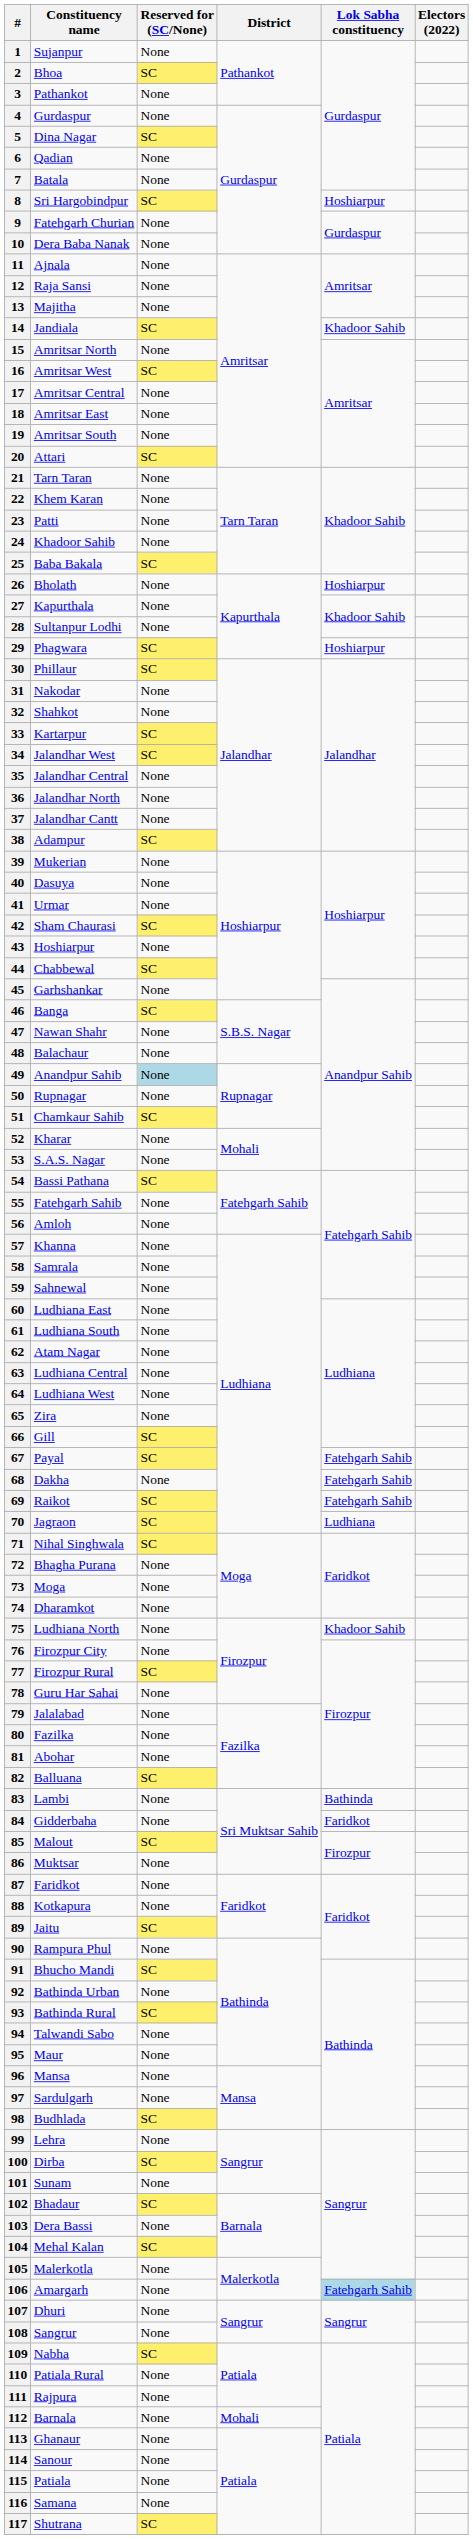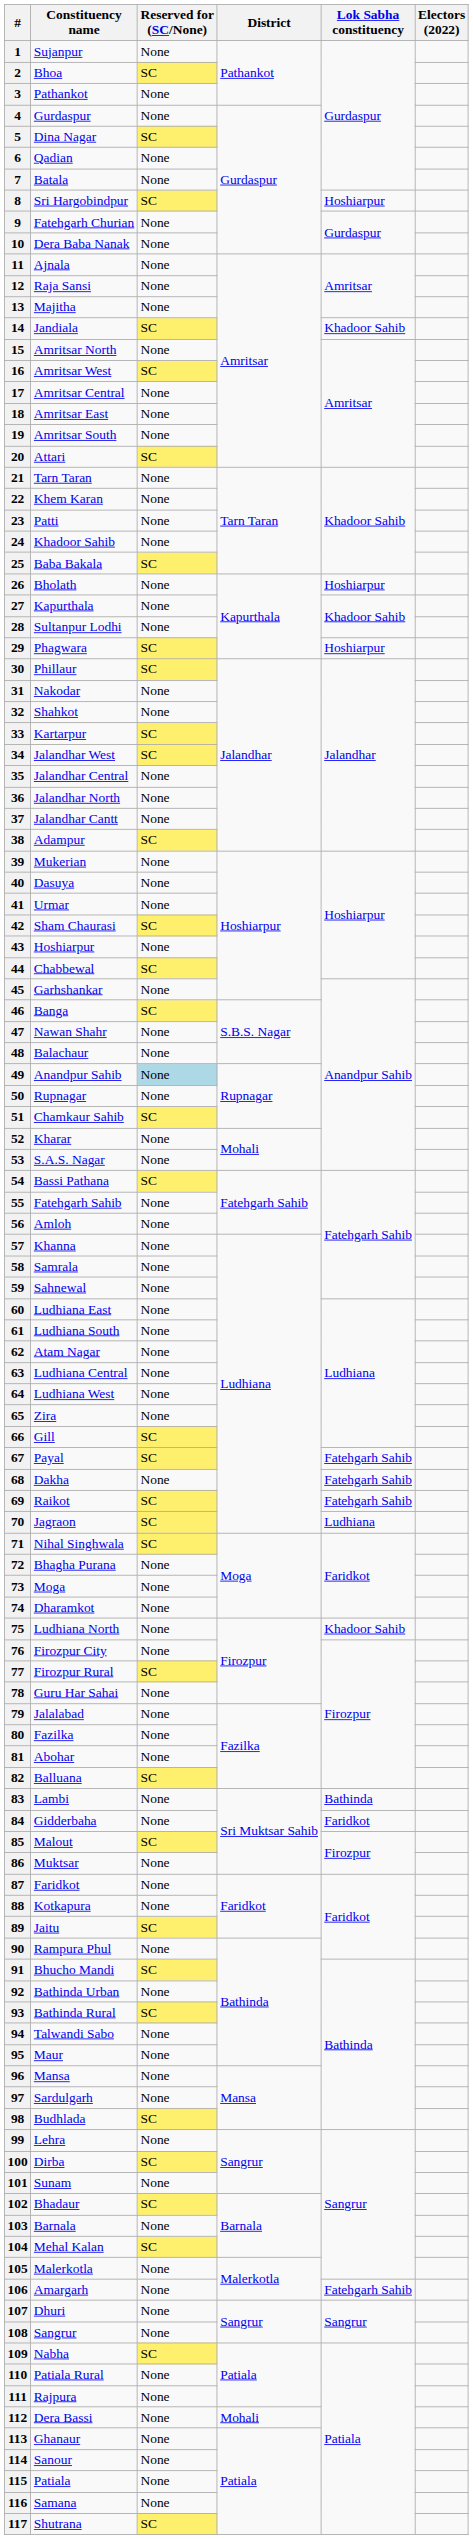(63, 2225) Dera Bassi -> (55, 2225) Barnala
(368, 2289) lightblue background -> (368, 2289) no background
(55, 2417) Barnala -> (63, 2417) Dera Bassi
